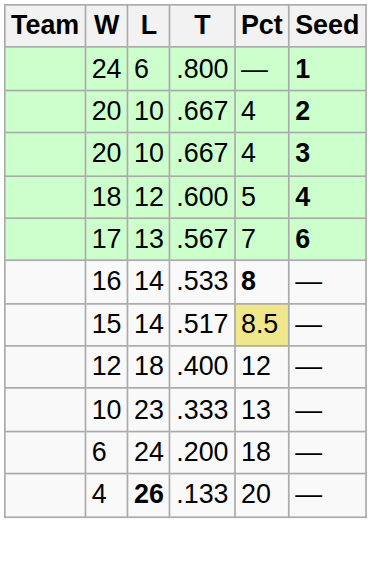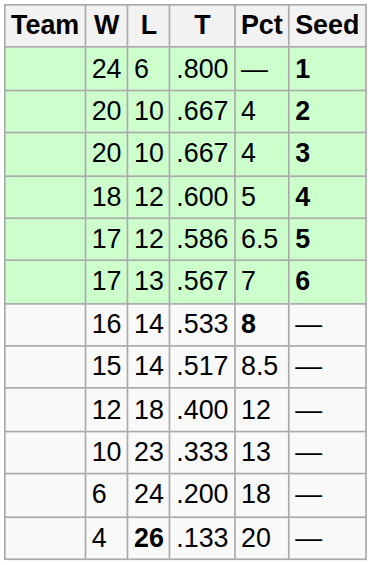+ row: (107, 238)
(260, 324) khaki background -> (260, 366) no background
